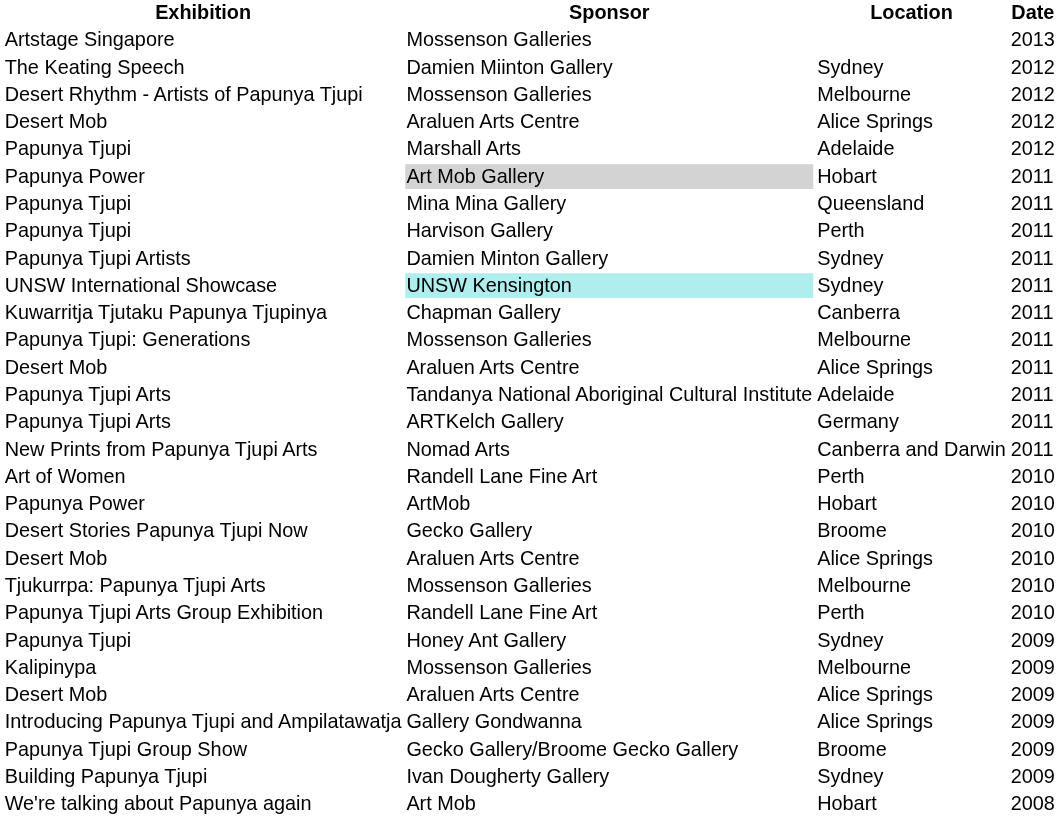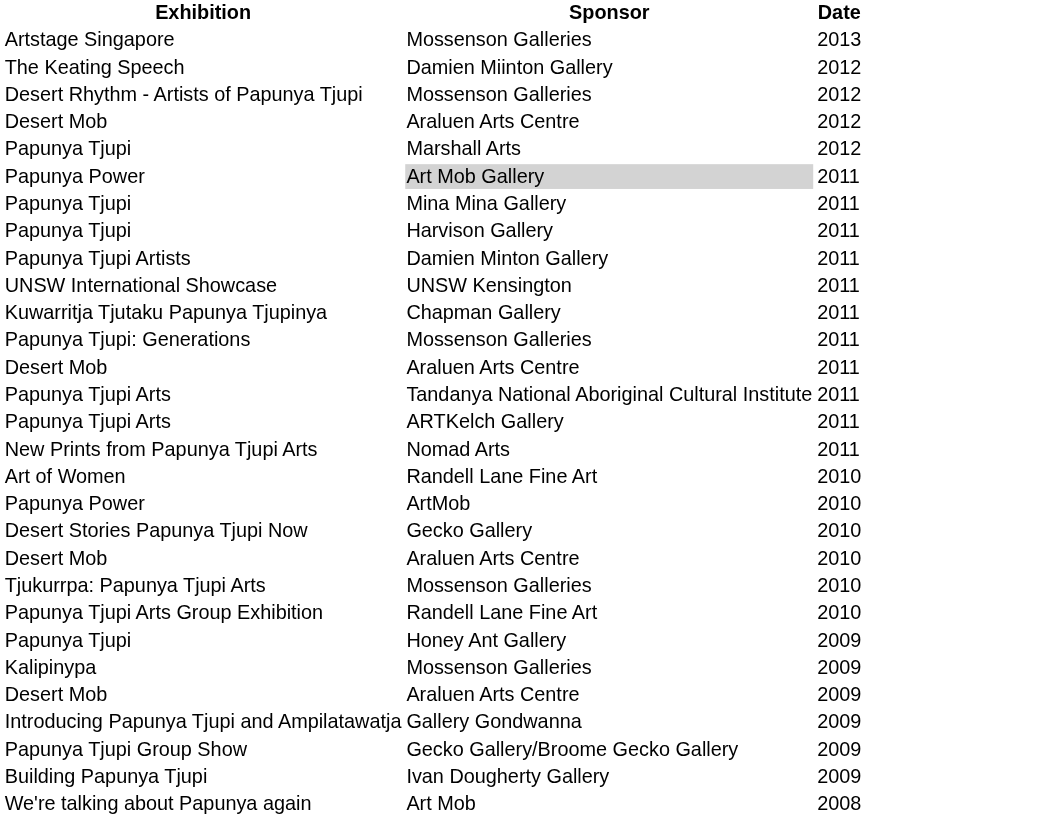- column: (911, 12)
(489, 285) paleturquoise background -> (489, 285) no background
